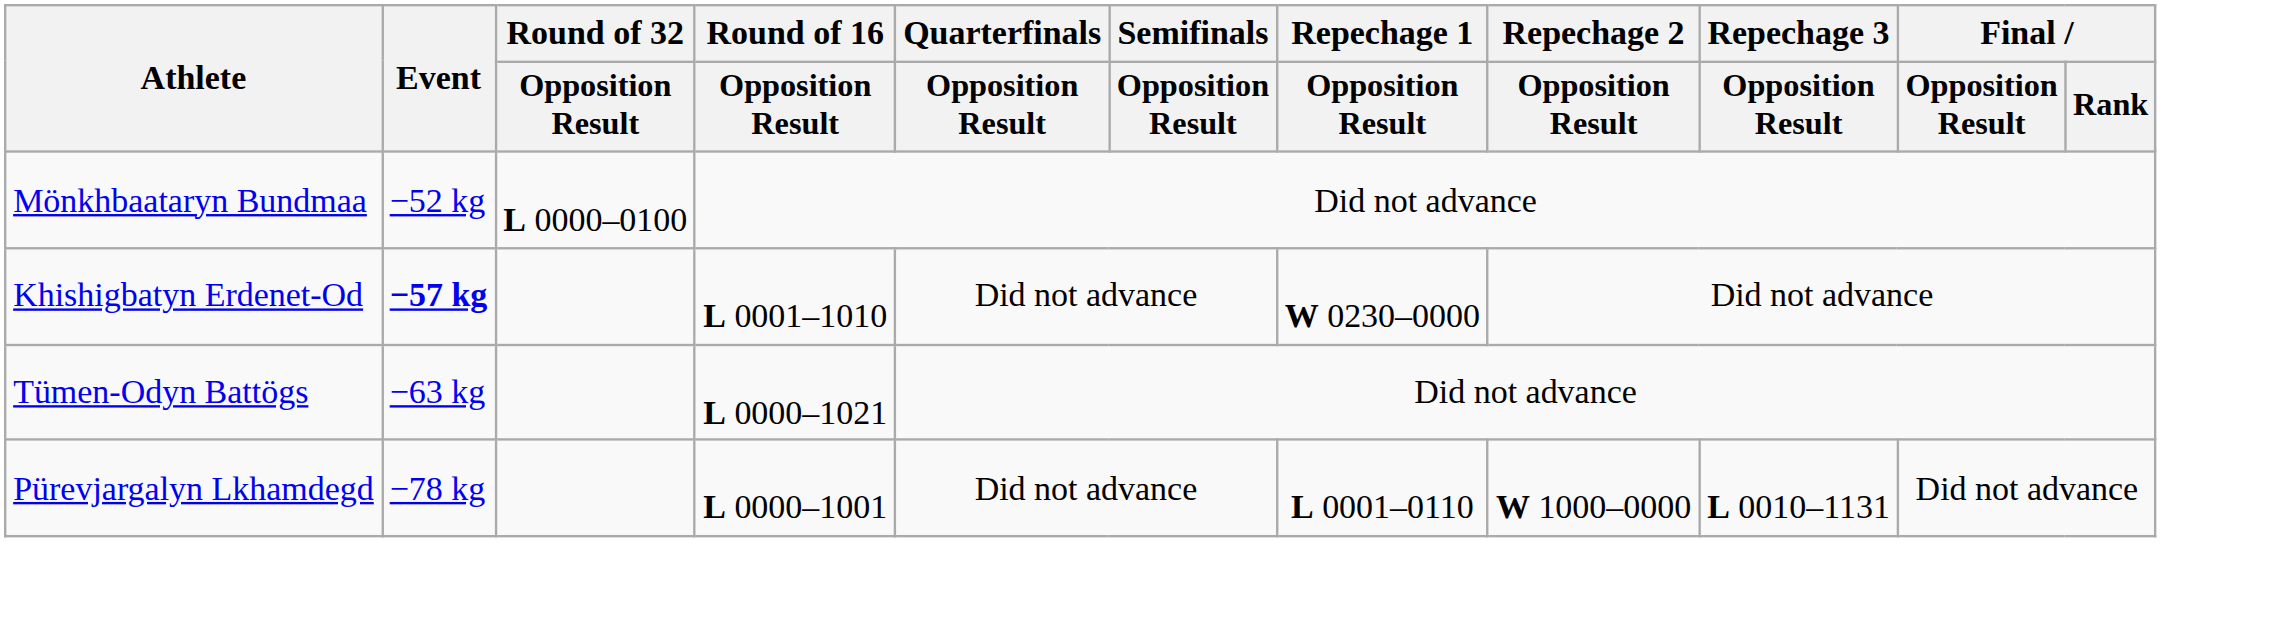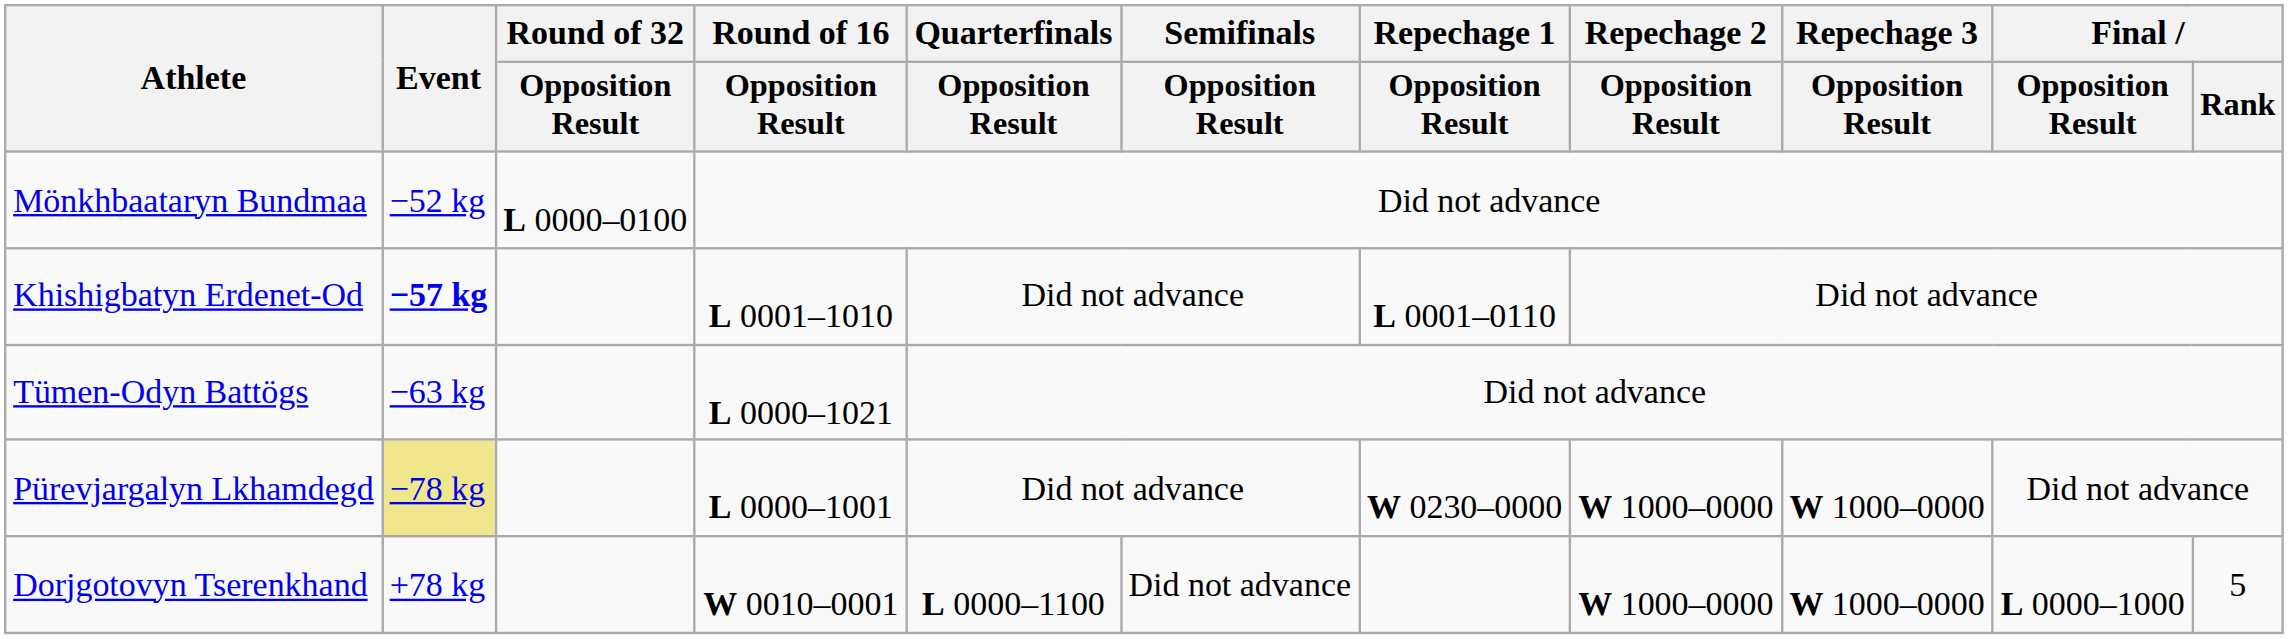(1382, 316) W 0230–0000 -> (1465, 316) L 0001–0110
(437, 488) no background -> (437, 488) khaki background
(1382, 508) L 0001–0110 -> (1465, 508) W 0230–0000
(1799, 508) L 0010–1131 -> (1887, 508) W 1000–0000
+ row: (190, 584)
